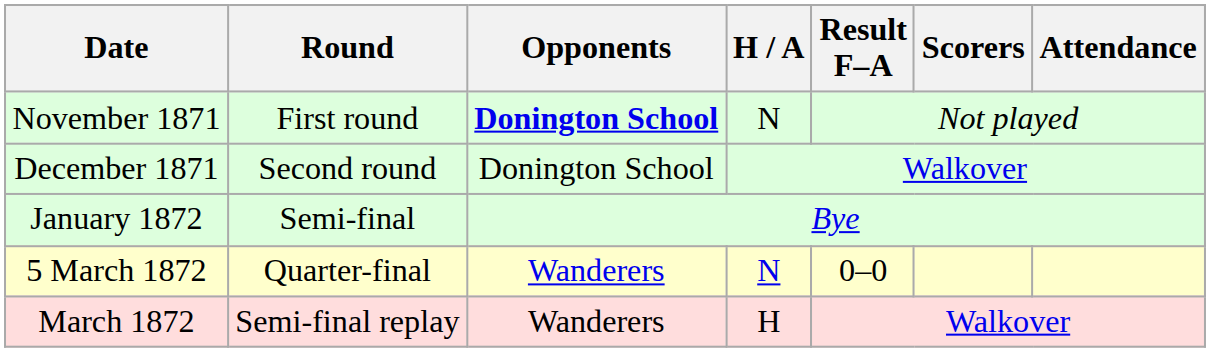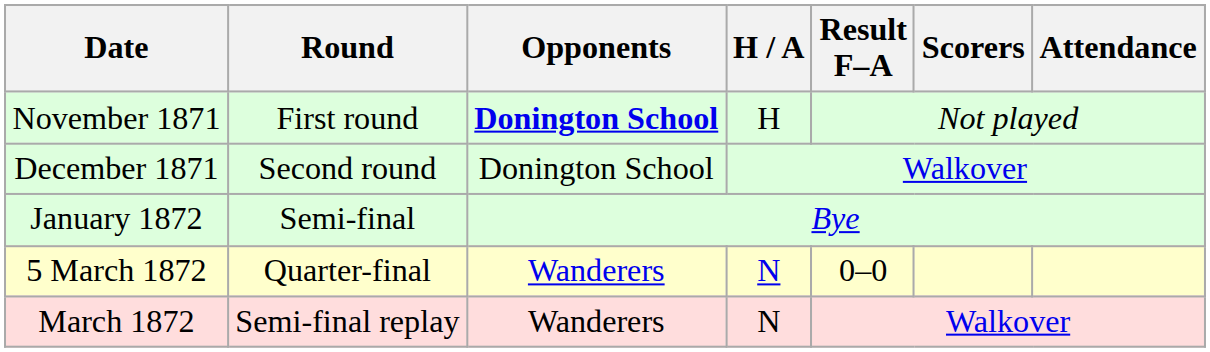(769, 117) N -> (769, 117) H
(769, 321) H -> (769, 321) N
